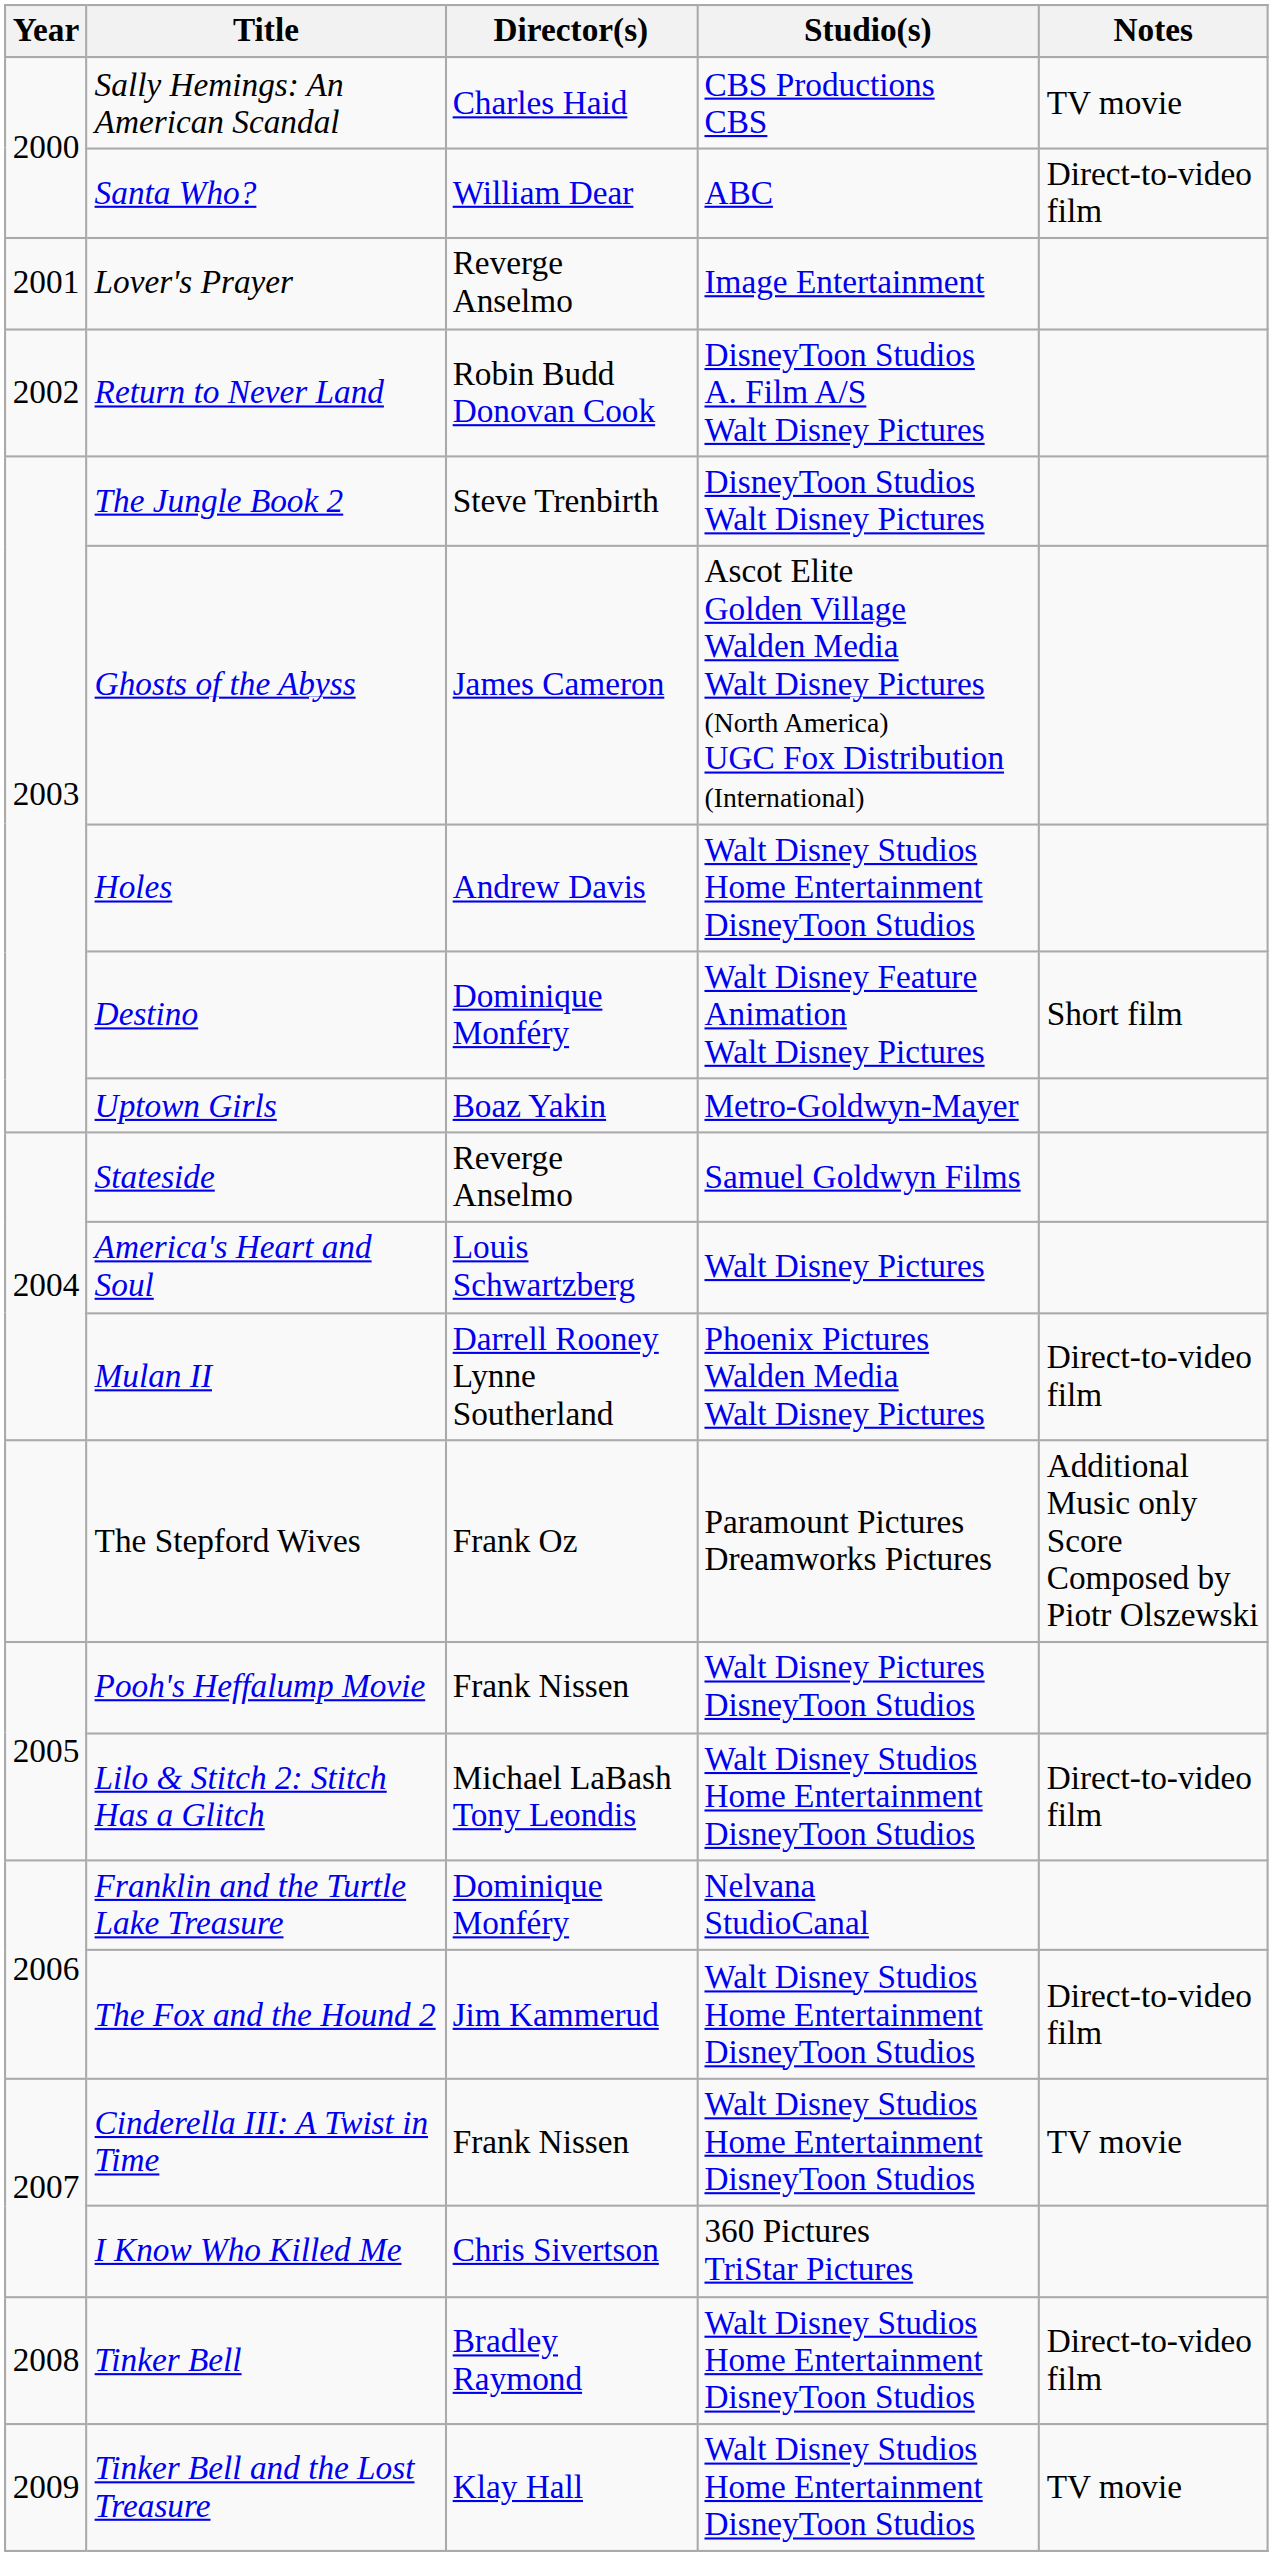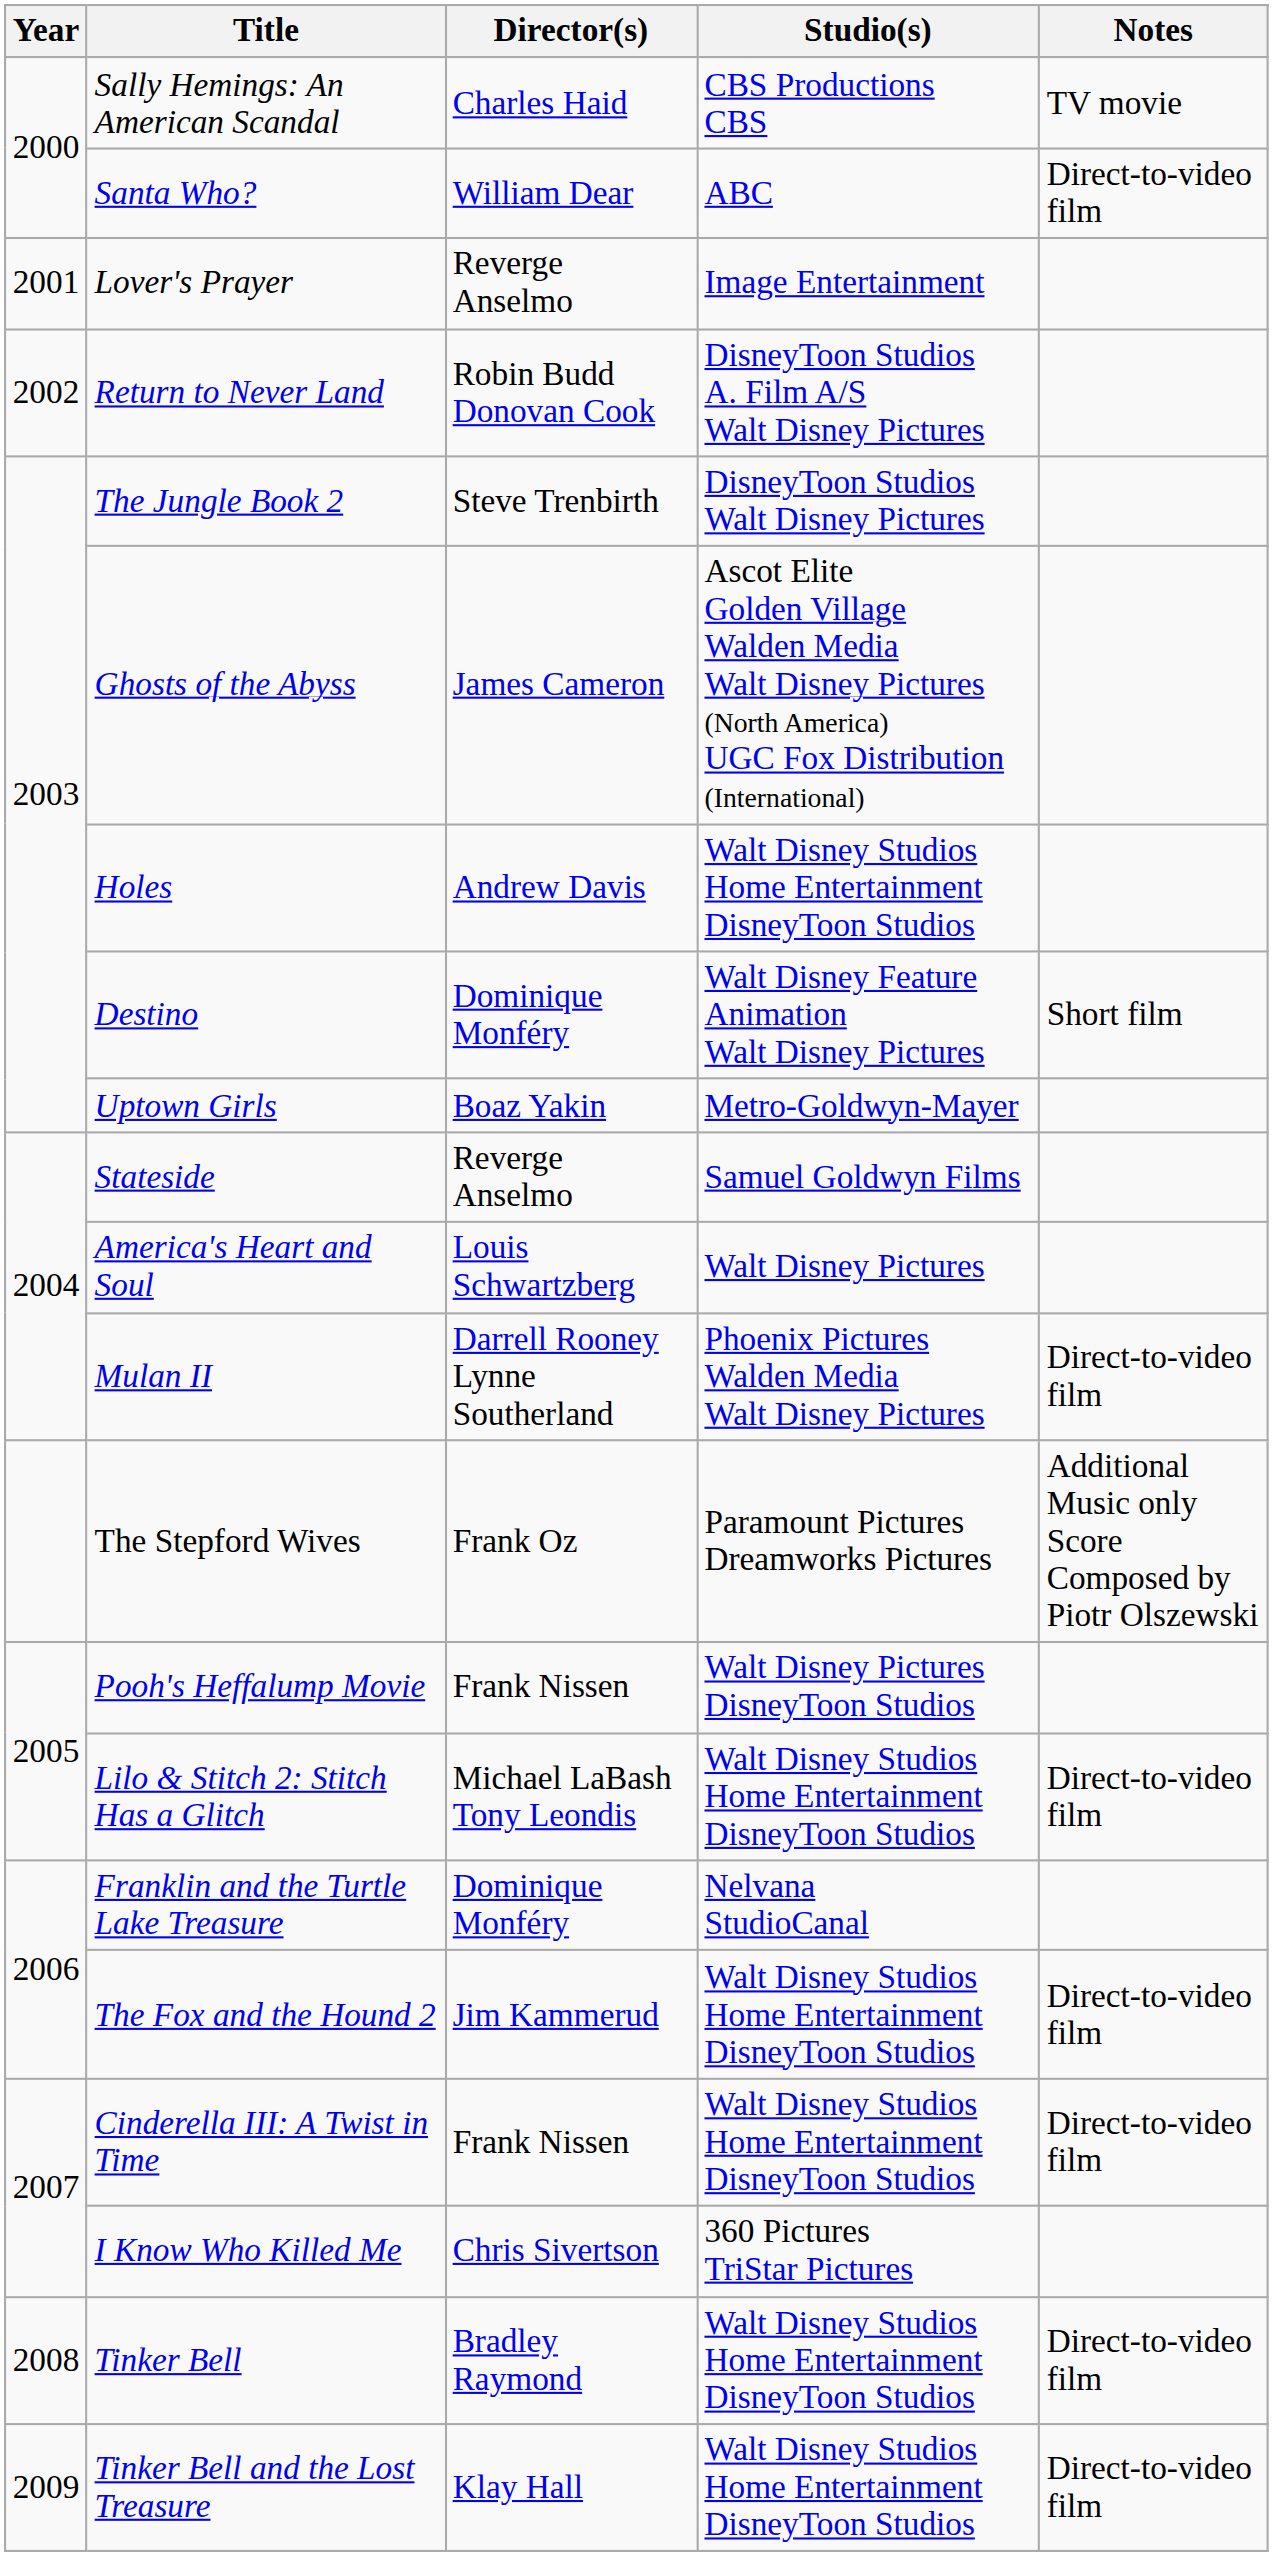(1114, 2141) TV movie -> (1149, 2141) Direct-to-video film
(1114, 2487) TV movie -> (1149, 2487) Direct-to-video film
